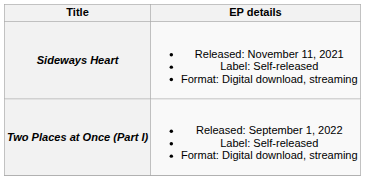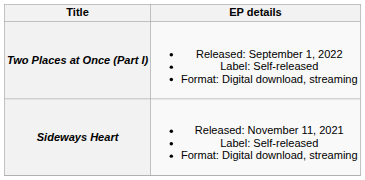rows swapped: (78, 60) <-> (78, 137)
